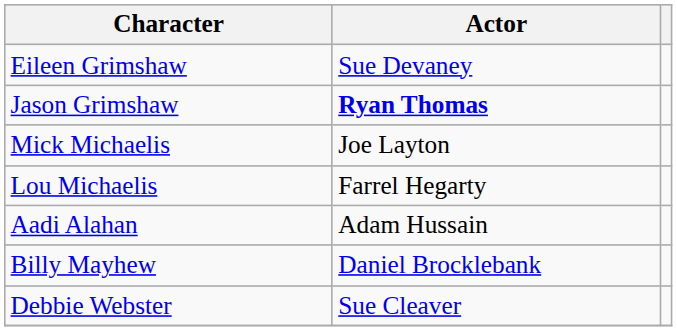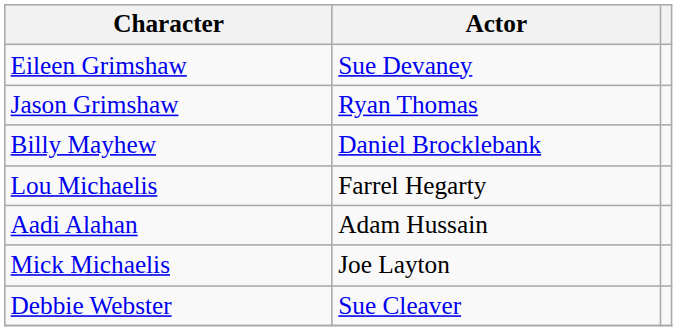(413, 104) bold -> (408, 104) normal
rows swapped: (90, 144) <-> (83, 265)
